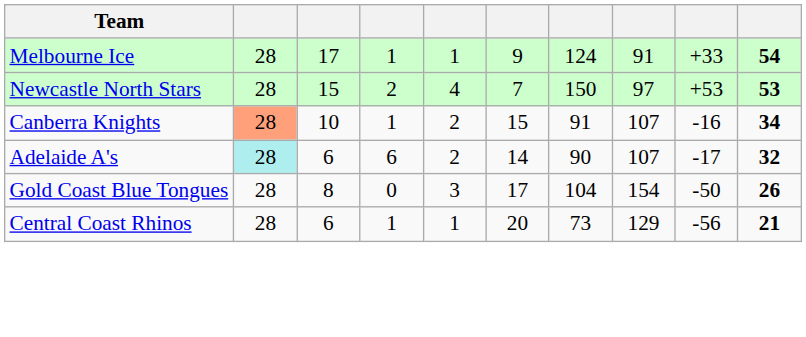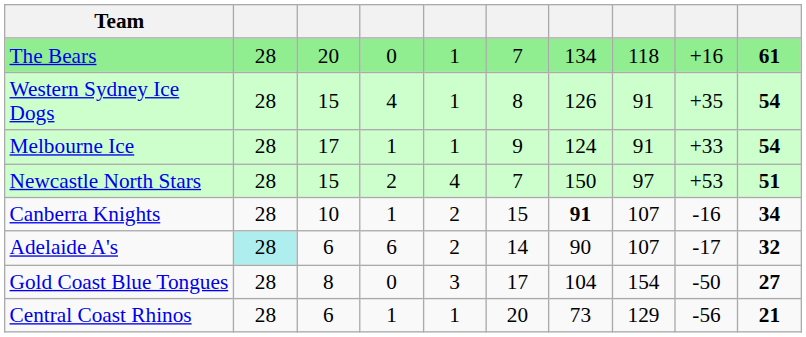+ row: (53, 55)
+ row: (94, 100)
(769, 88) 53 -> (769, 180) 51
(265, 122) lightsalmon background -> (265, 214) no background
(580, 122) normal -> (580, 214) bold
(769, 190) 26 -> (769, 281) 27
